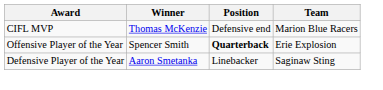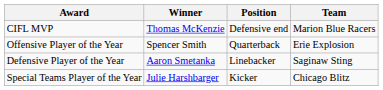(240, 45) bold -> (255, 45) normal
+ row: (74, 77)
